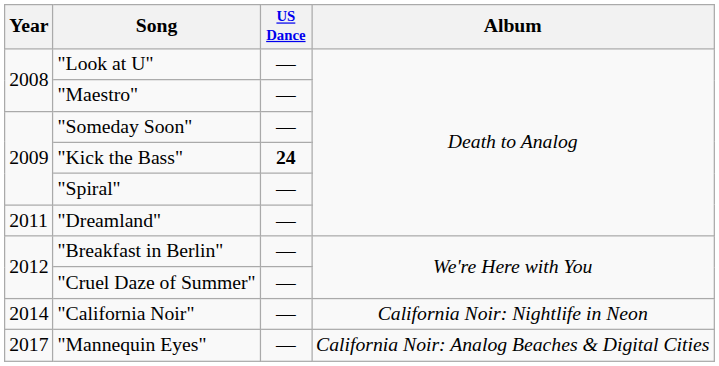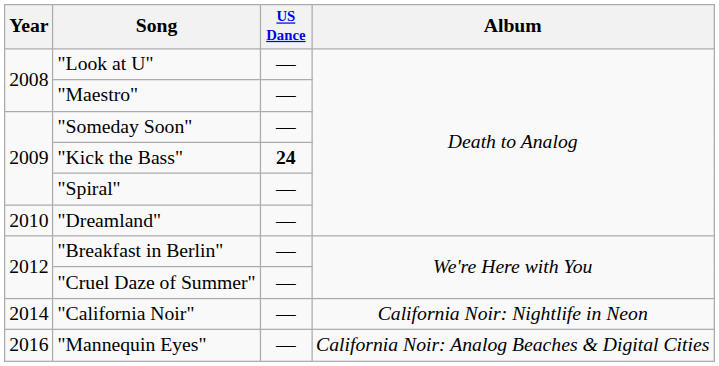(28, 220) 2011 -> (29, 220) 2010
(29, 345) 2017 -> (29, 345) 2016
